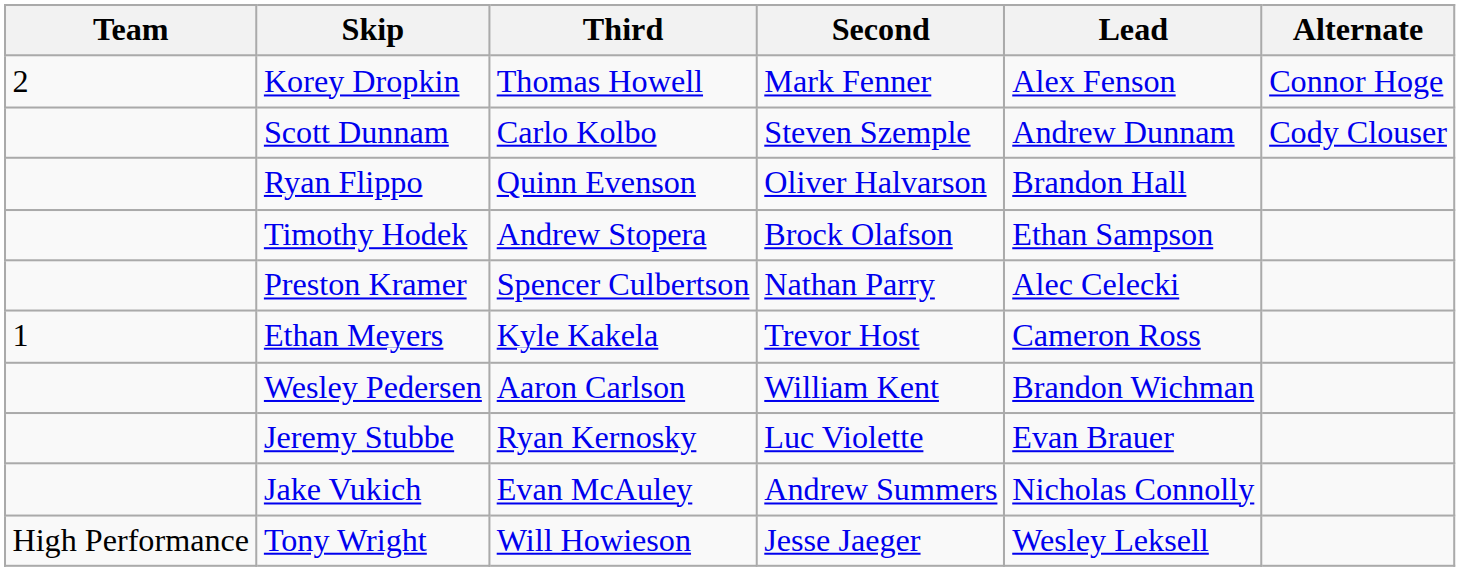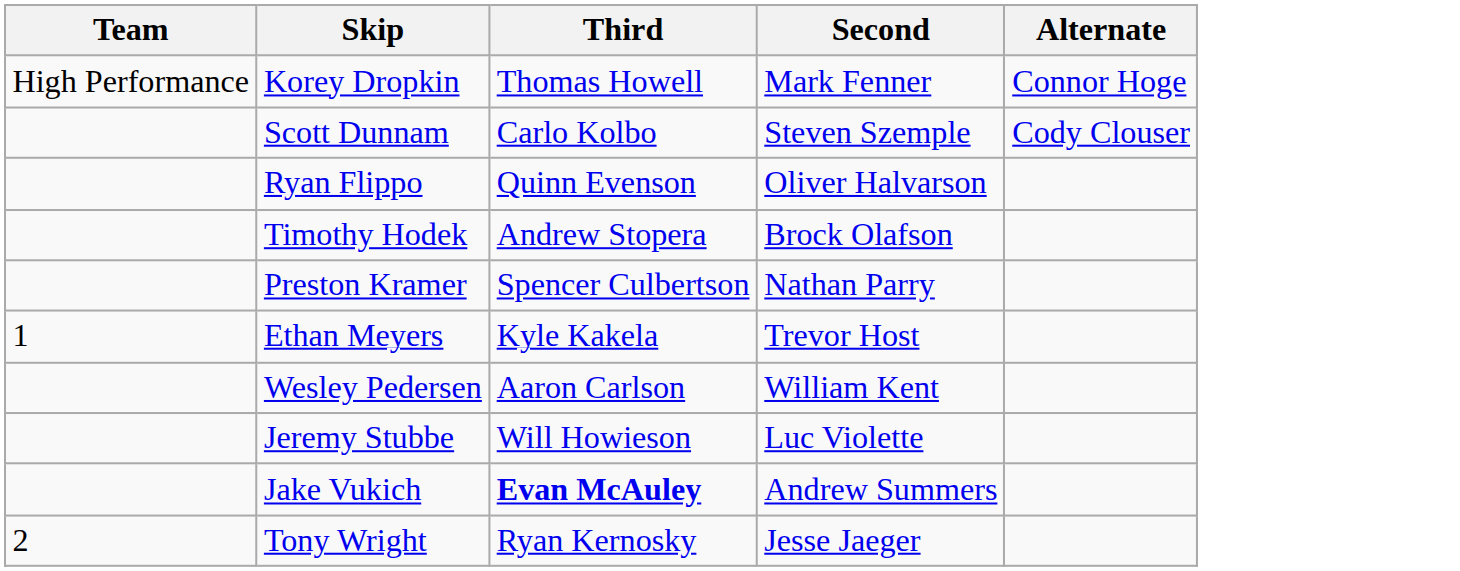- column: (1133, 30)
(20, 81) 2 -> (131, 81) High Performance
(597, 438) Ryan Kernosky -> (594, 438) Will Howieson
(595, 489) normal -> (599, 489) bold
(131, 540) High Performance -> (20, 540) 2
(594, 540) Will Howieson -> (597, 540) Ryan Kernosky
